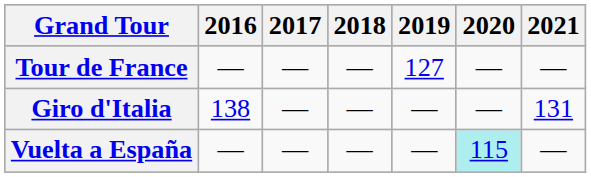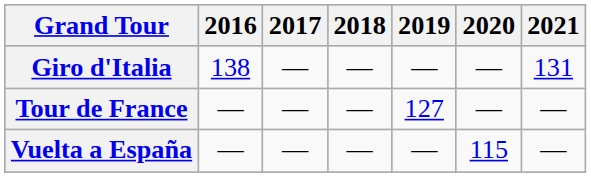rows swapped: (102, 108) <-> (102, 66)
(489, 150) paleturquoise background -> (489, 150) no background
